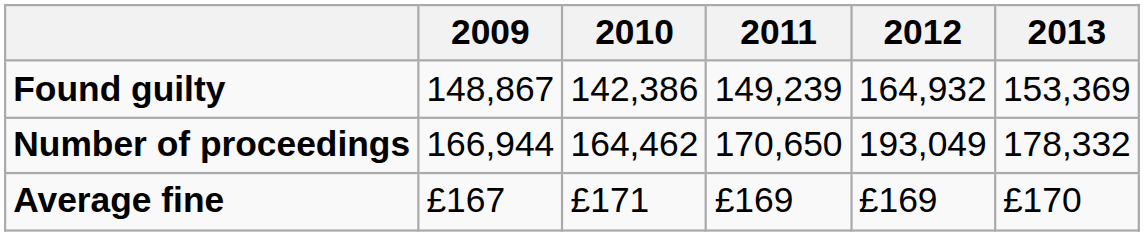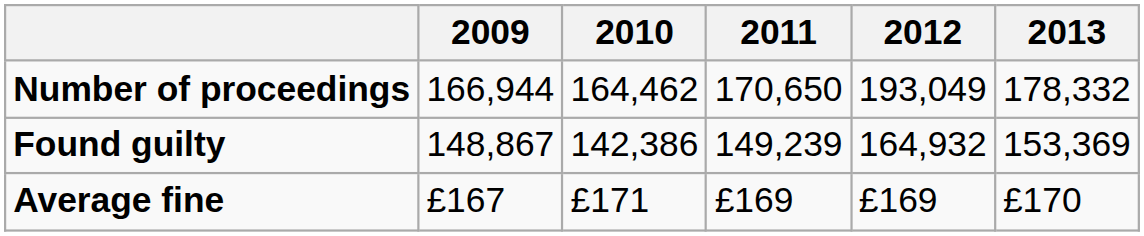rows swapped: (212, 144) <-> (119, 88)
